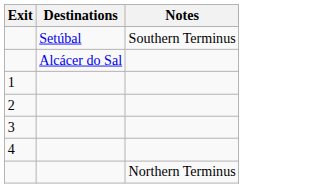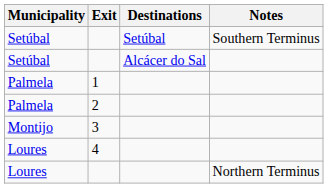+ column: (46, 15)
